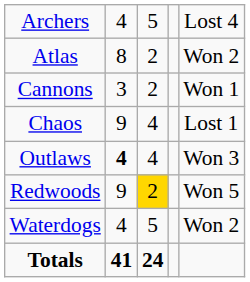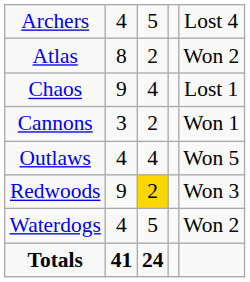rows swapped: (55, 89) <-> (55, 123)
(121, 157) bold -> (121, 157) normal
(211, 157) Won 3 -> (211, 157) Won 5
(211, 191) Won 5 -> (211, 191) Won 3
